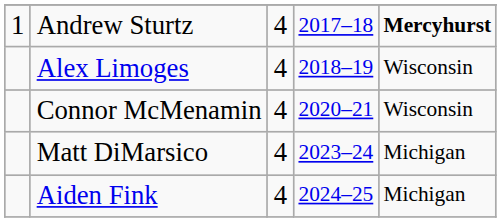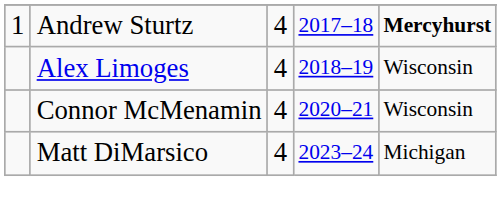- row: (97, 195)
